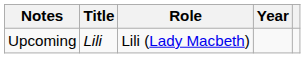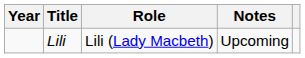columns swapped: (273, 16) <-> (42, 16)
